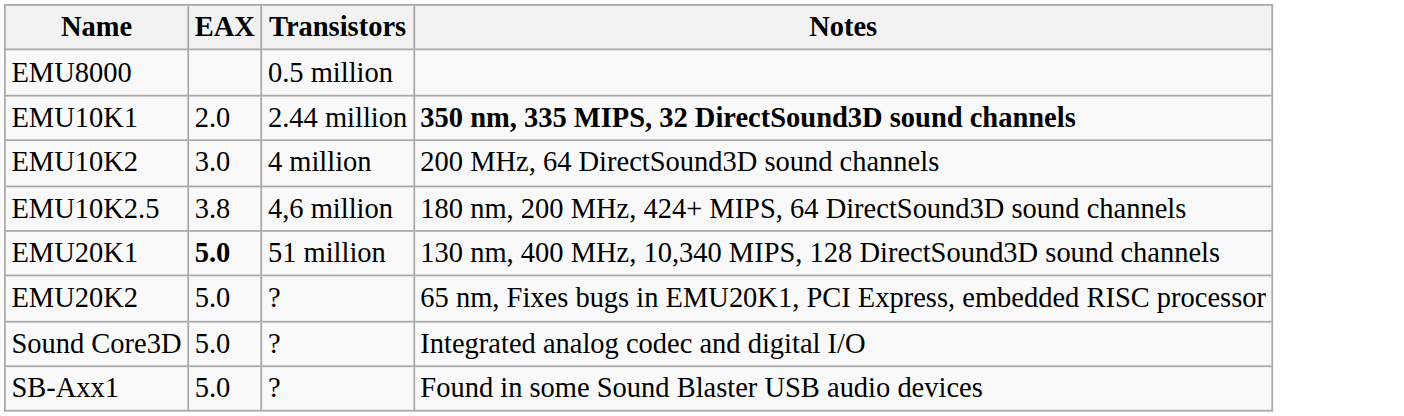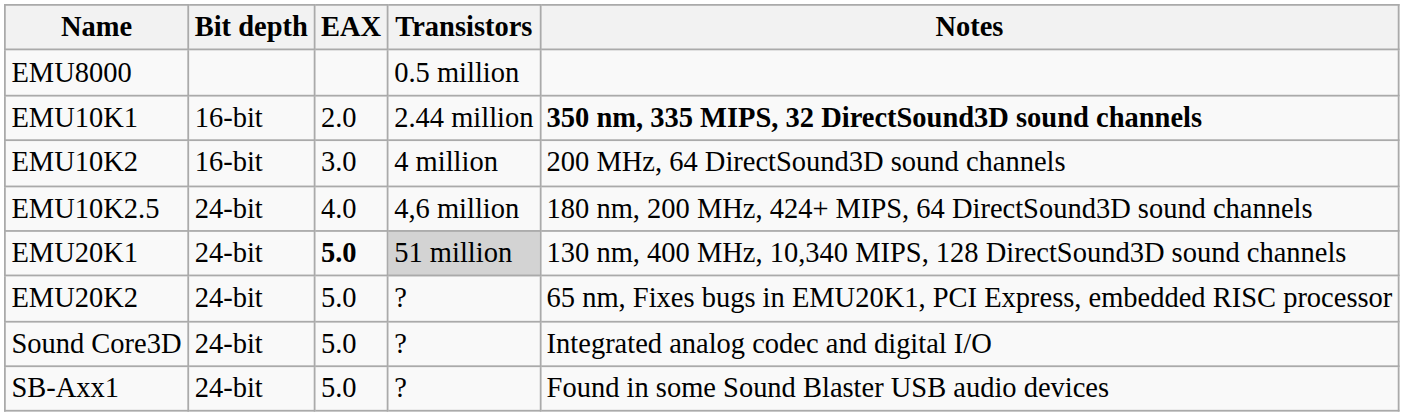+ column: (251, 27)
(212, 207) 3.8 -> (339, 207) 4.0
(327, 252) no background -> (453, 252) lightgrey background
